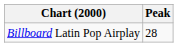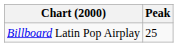(151, 32) 28 -> (151, 32) 25
